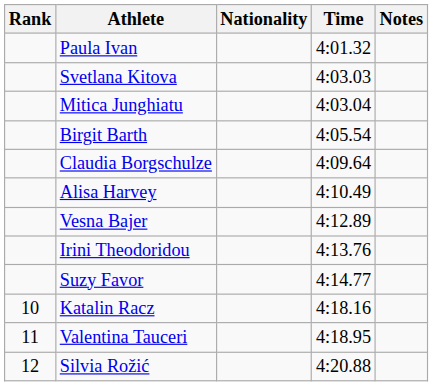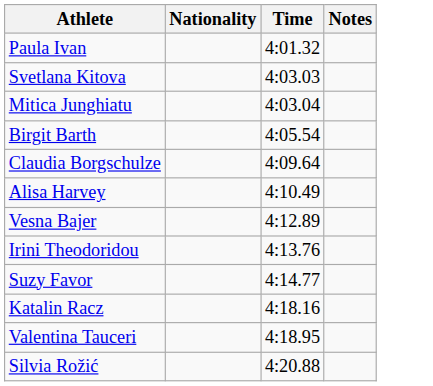- column: (30, 18)
